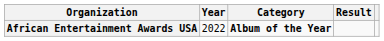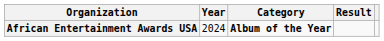(214, 29) 2022 -> (214, 29) 2024
